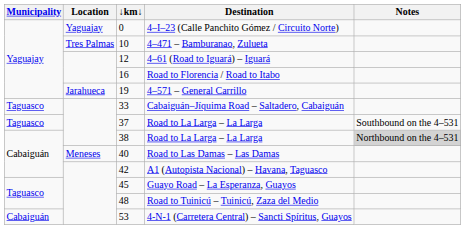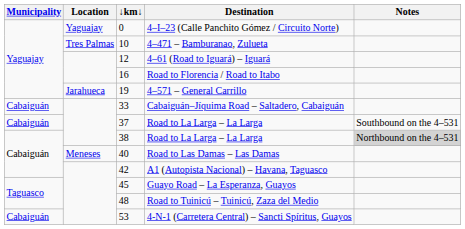(25, 106) Taguasco -> (28, 106) Cabaiguán
(25, 122) Taguasco -> (28, 122) Cabaiguán
